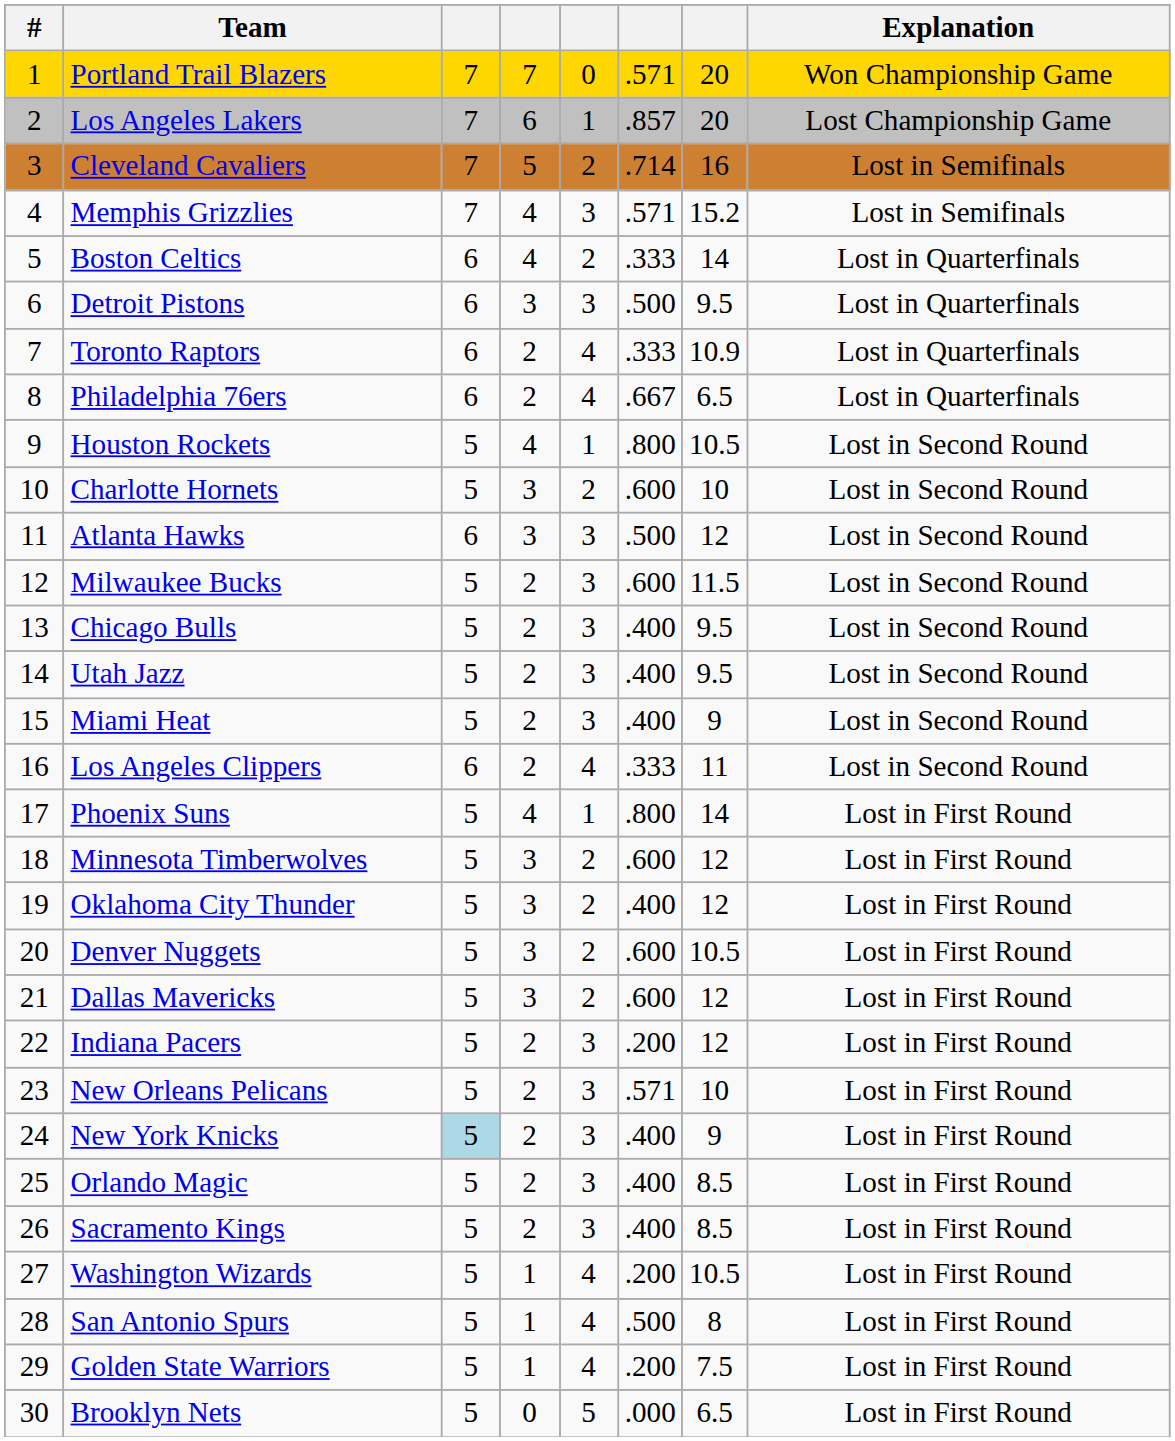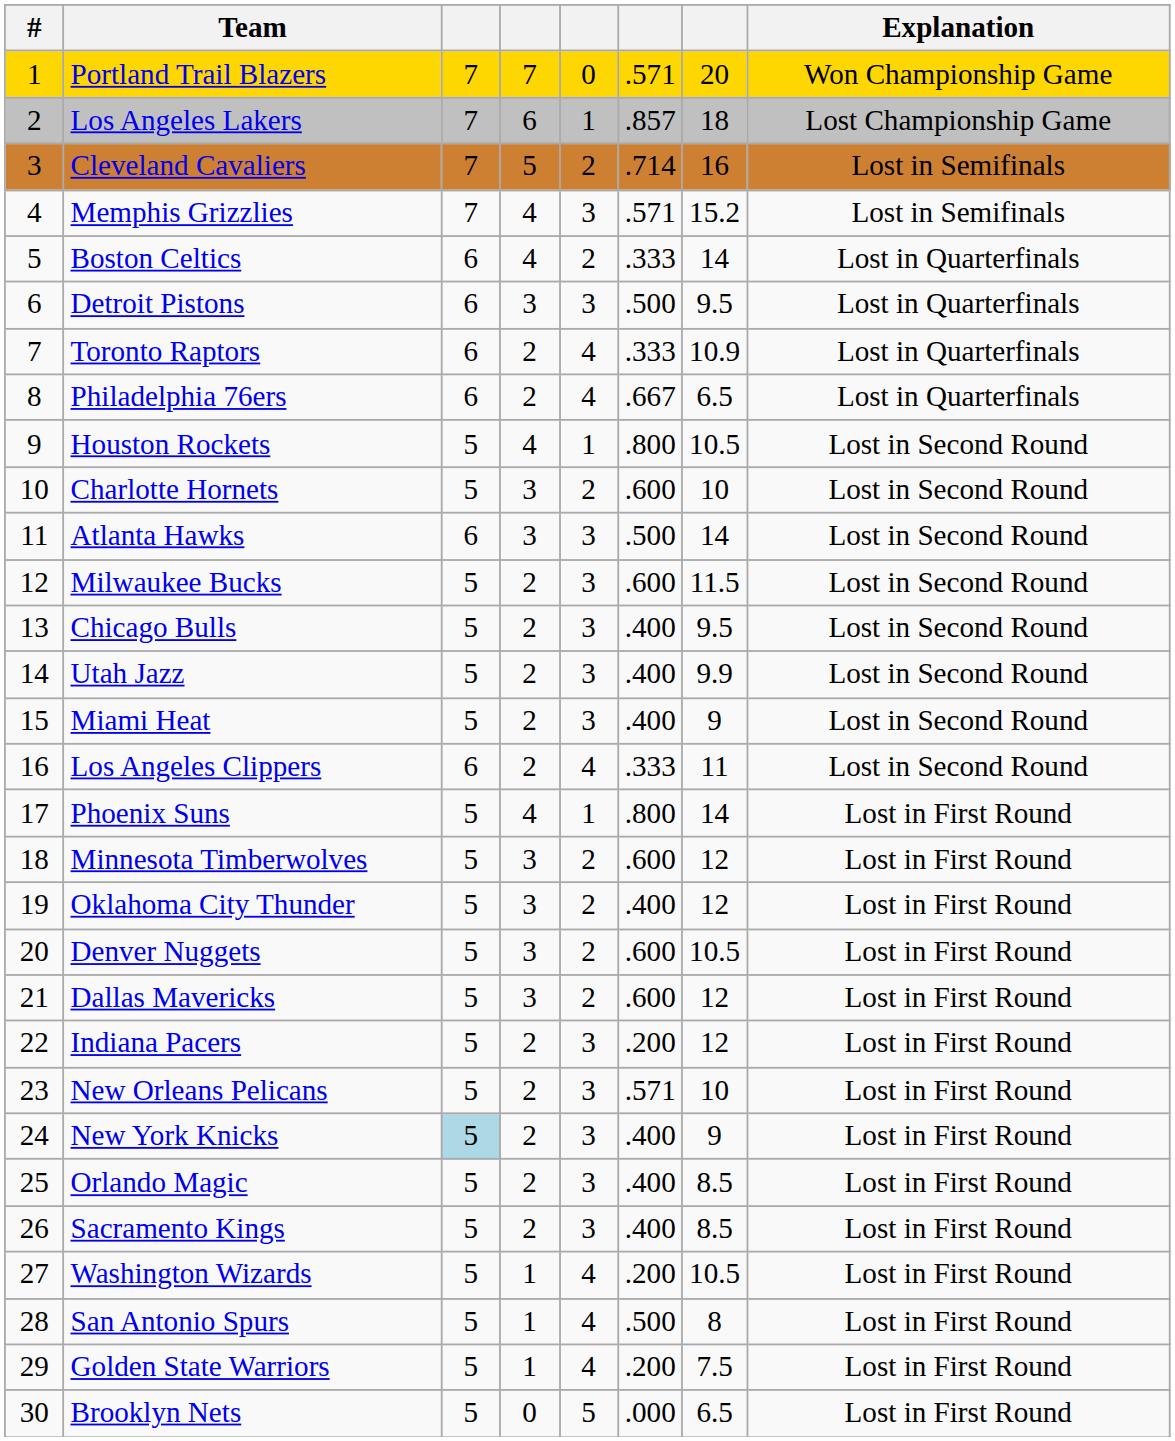(715, 119) 20 -> (715, 119) 18
(715, 535) 12 -> (715, 535) 14
(715, 674) 9.5 -> (715, 674) 9.9
